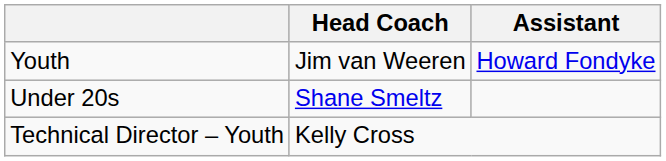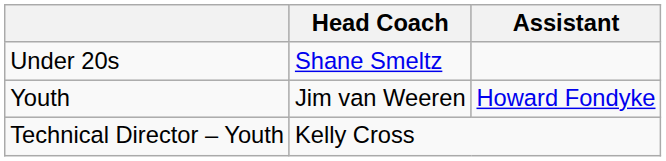rows swapped: (40, 60) <-> (65, 98)
